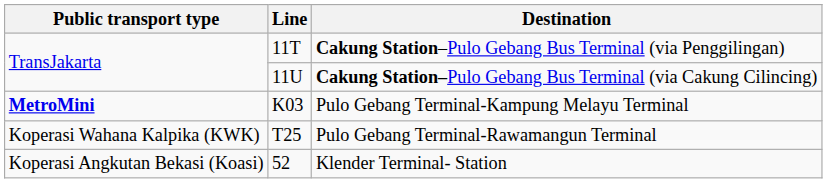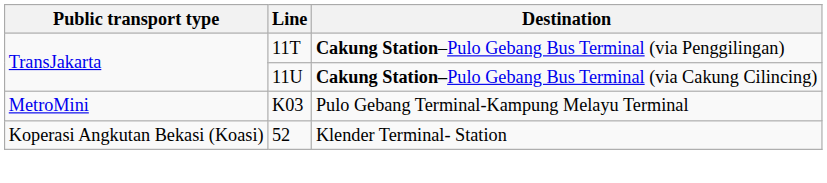(52, 105) bold -> (49, 105) normal
- row: (486, 134)
